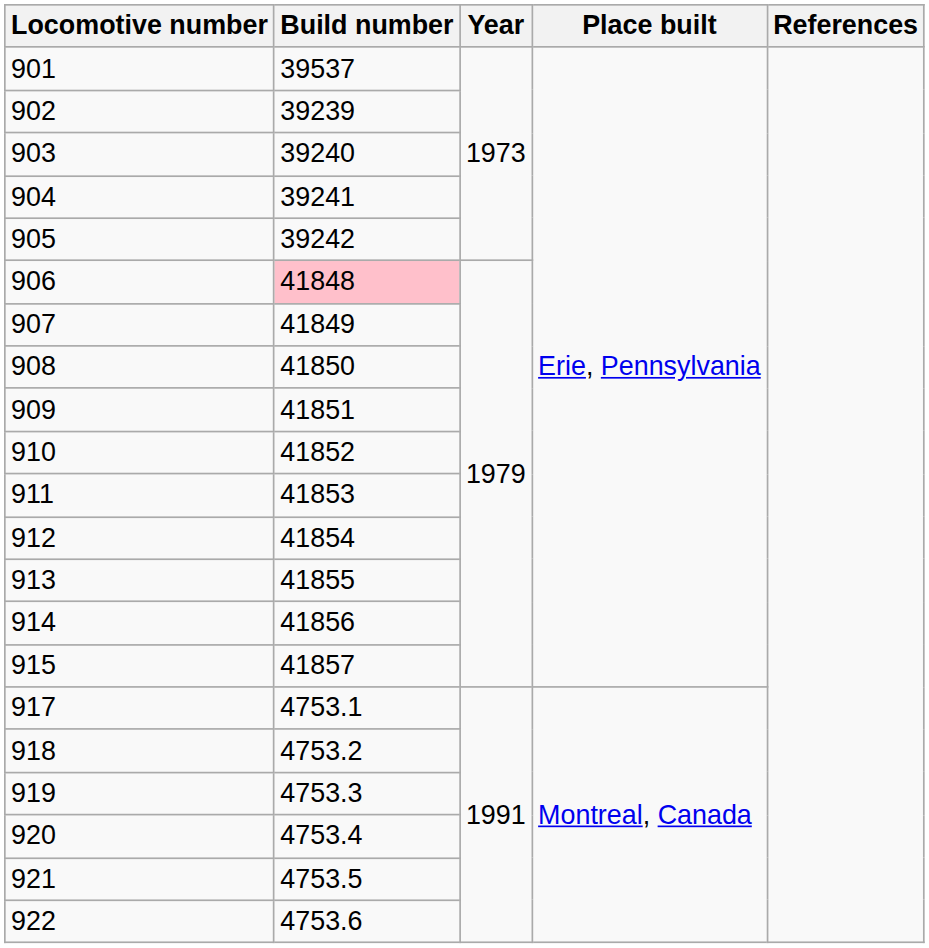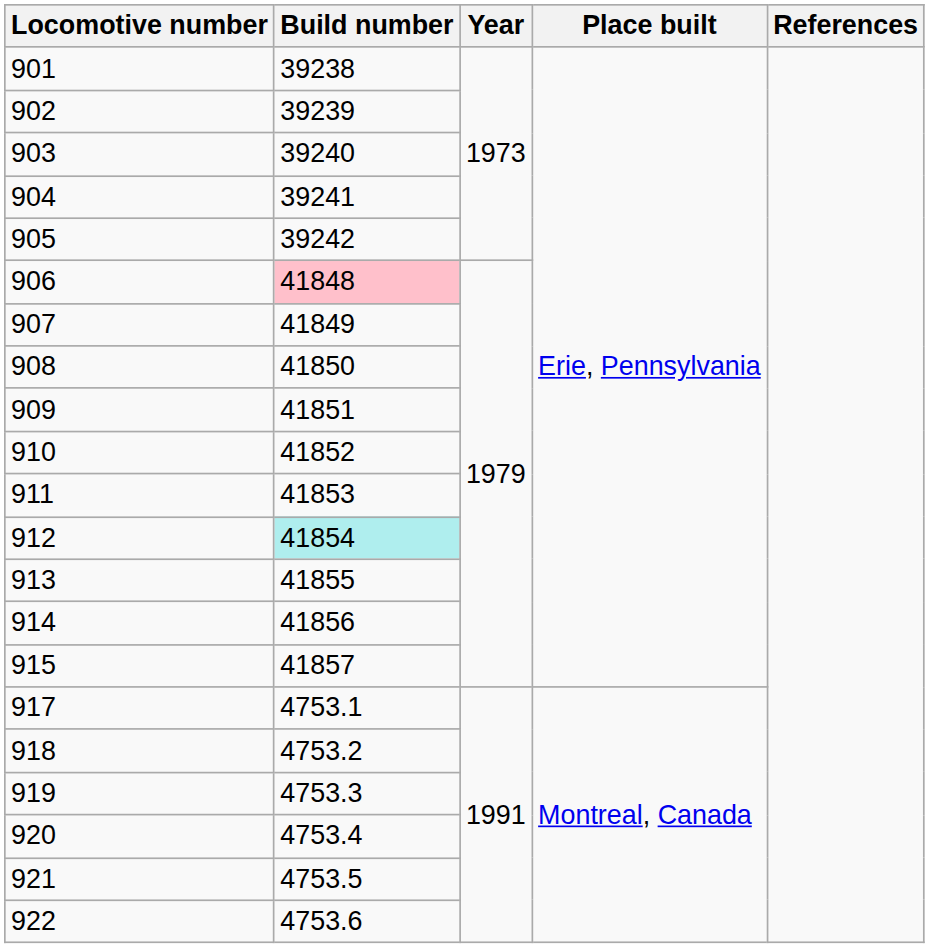(318, 68) 39537 -> (318, 68) 39238
(318, 537) no background -> (318, 537) paleturquoise background
